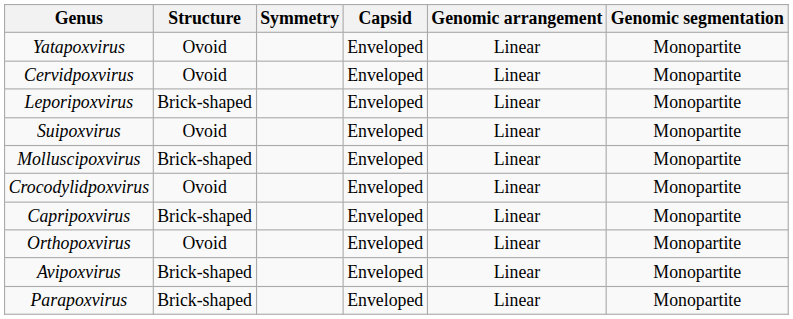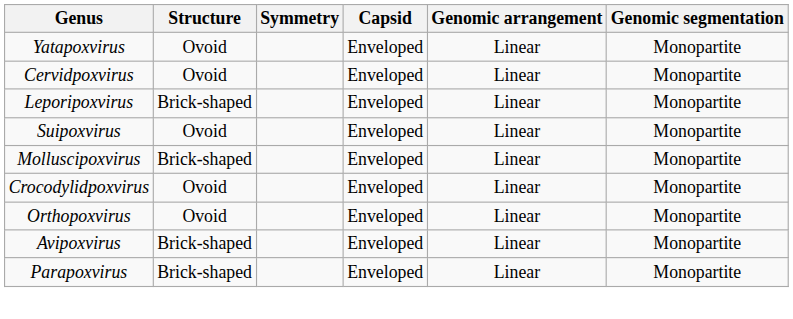- row: (79, 215)
